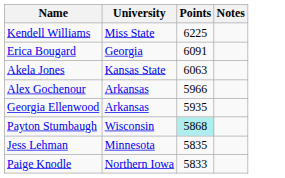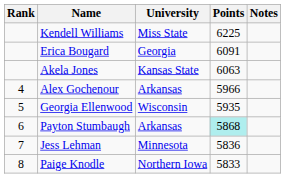+ column: (21, 13)
(127, 107) Arkansas -> (163, 107) Wisconsin
(129, 126) Wisconsin -> (160, 126) Arkansas
(195, 145) 5835 -> (228, 145) 5836
